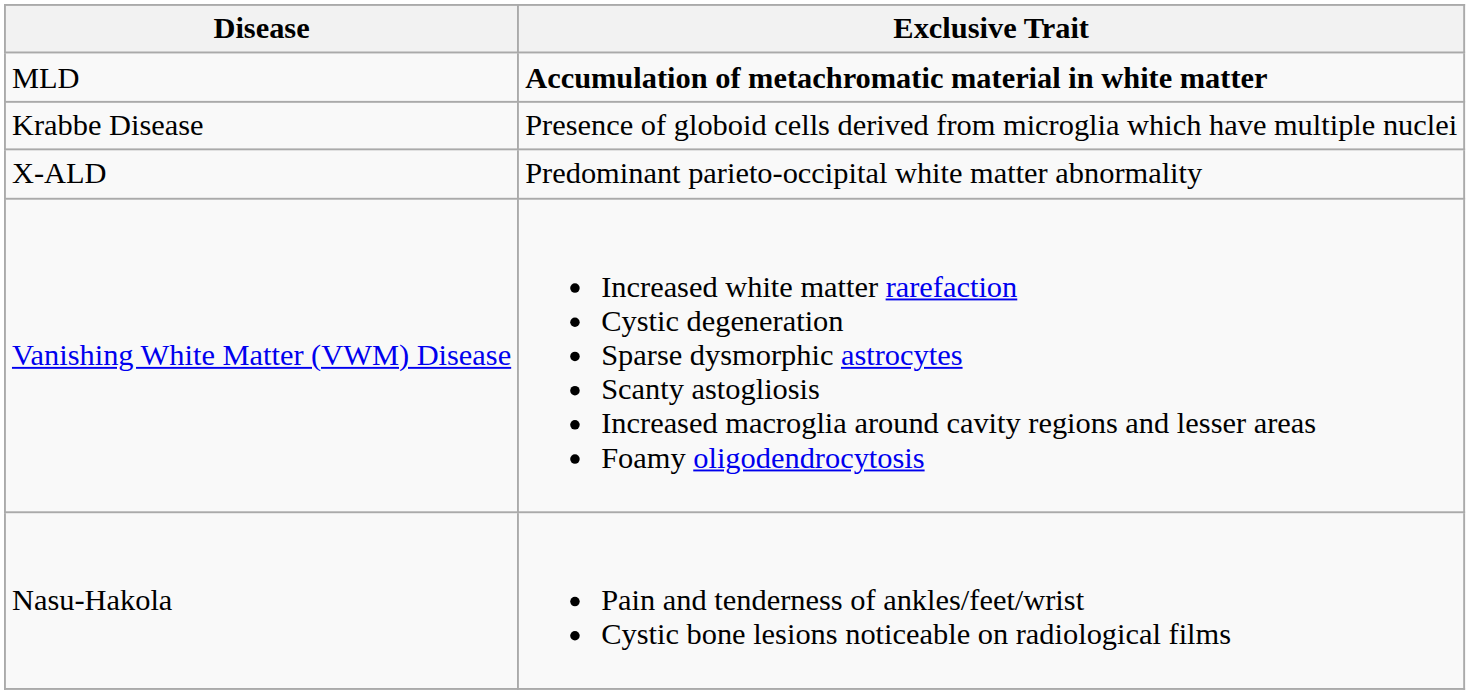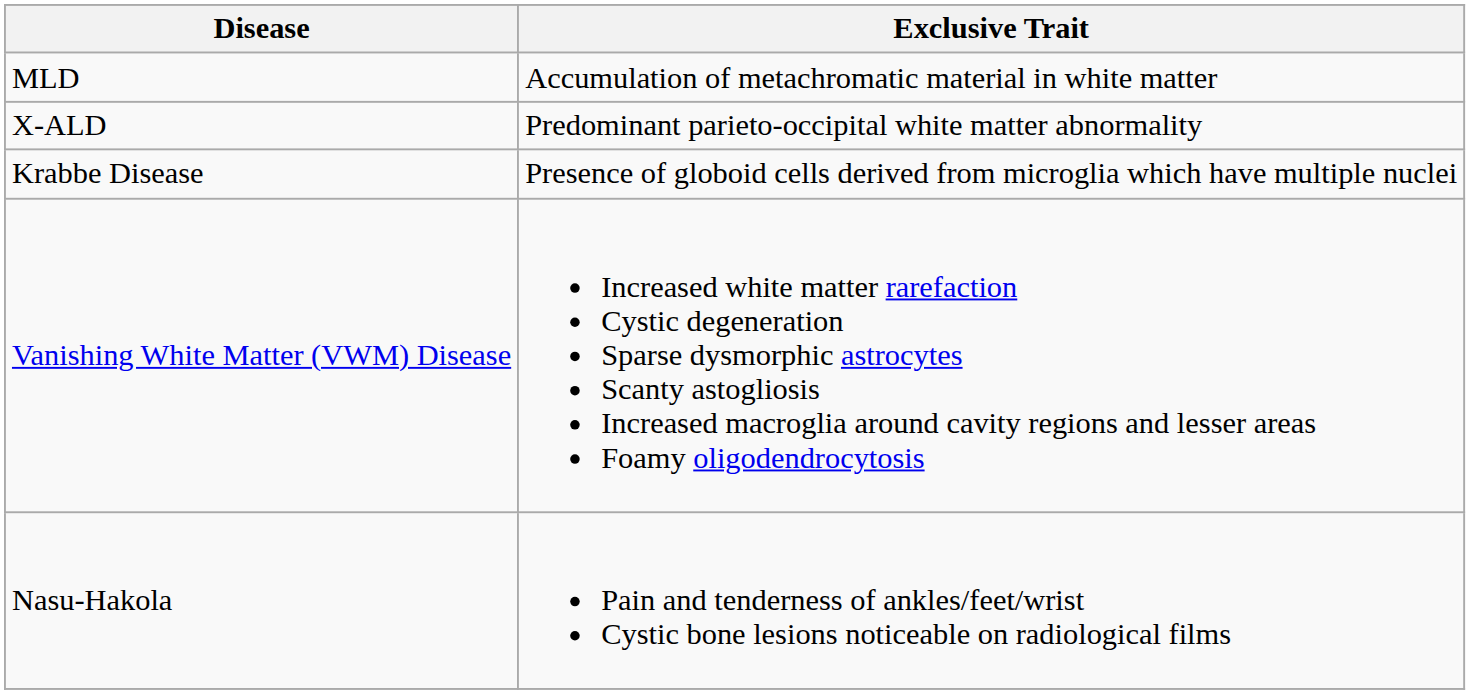(896, 76) bold -> (871, 76) normal
rows swapped: (108, 125) <-> (59, 173)
